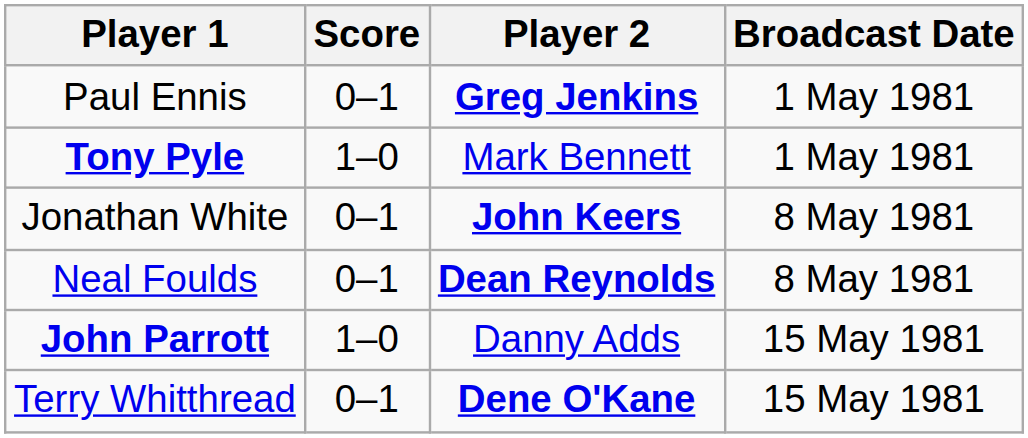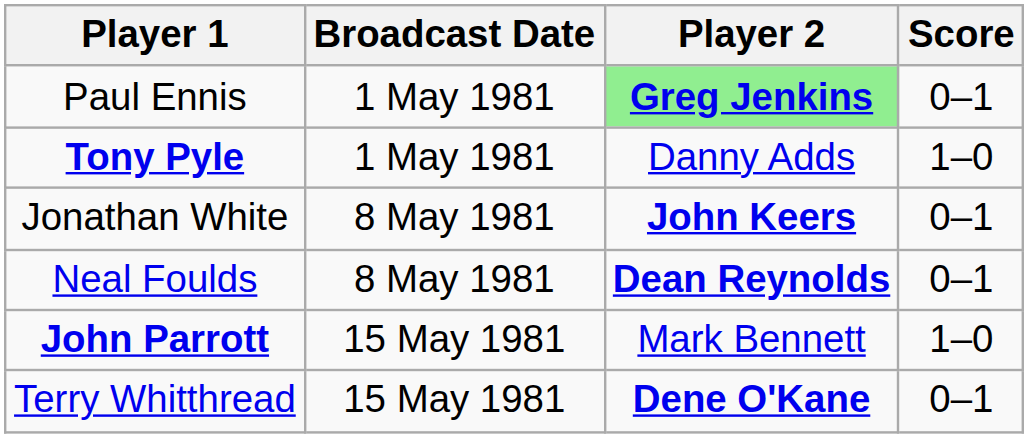columns swapped: (367, 34) <-> (874, 34)
(577, 95) no background -> (752, 95) lightgreen background
(577, 156) Mark Bennett -> (752, 156) Danny Adds
(577, 339) Danny Adds -> (752, 339) Mark Bennett
